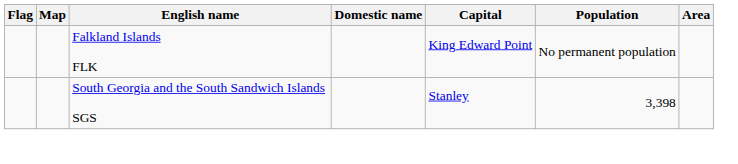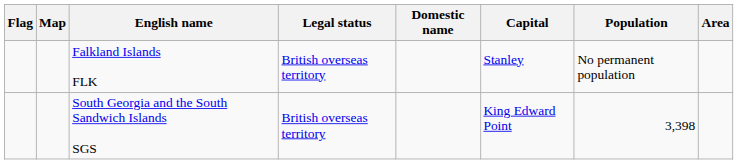+ column: (337, 22)
(480, 44) King Edward Point -> (504, 59) Stanley
(449, 95) Stanley -> (519, 118) King Edward Point
